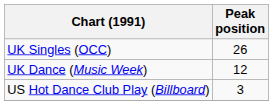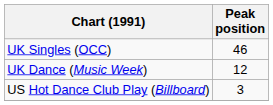(240, 49) 26 -> (240, 49) 46
